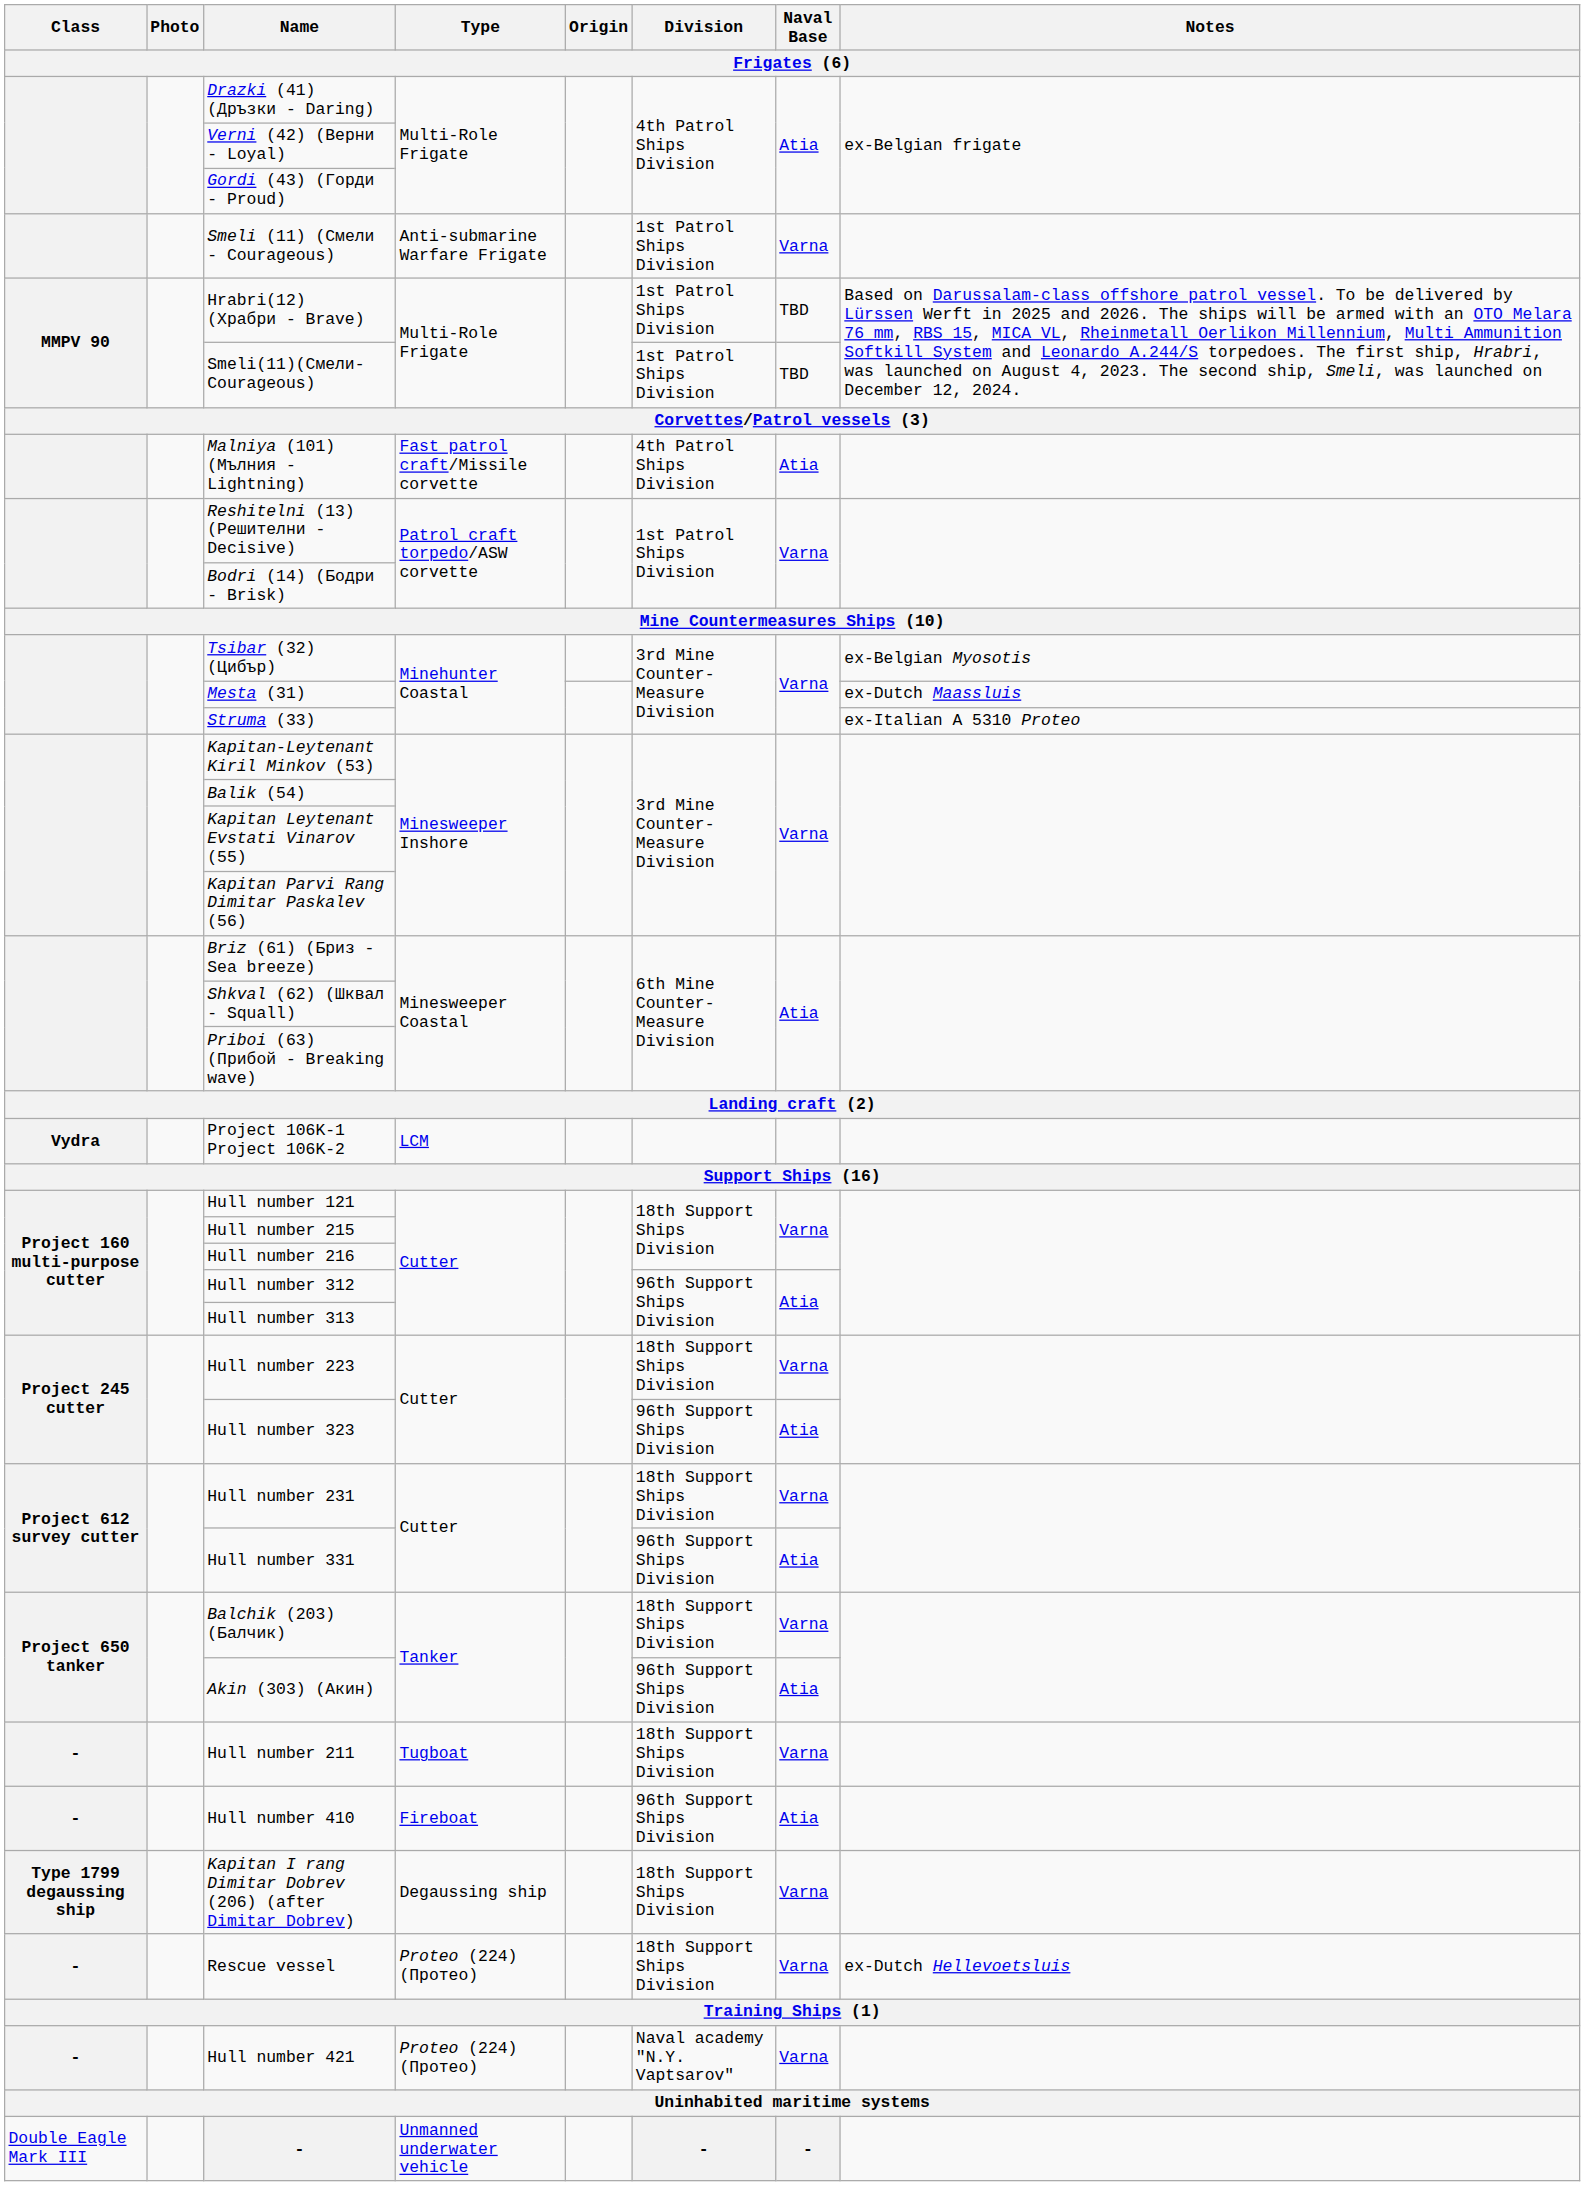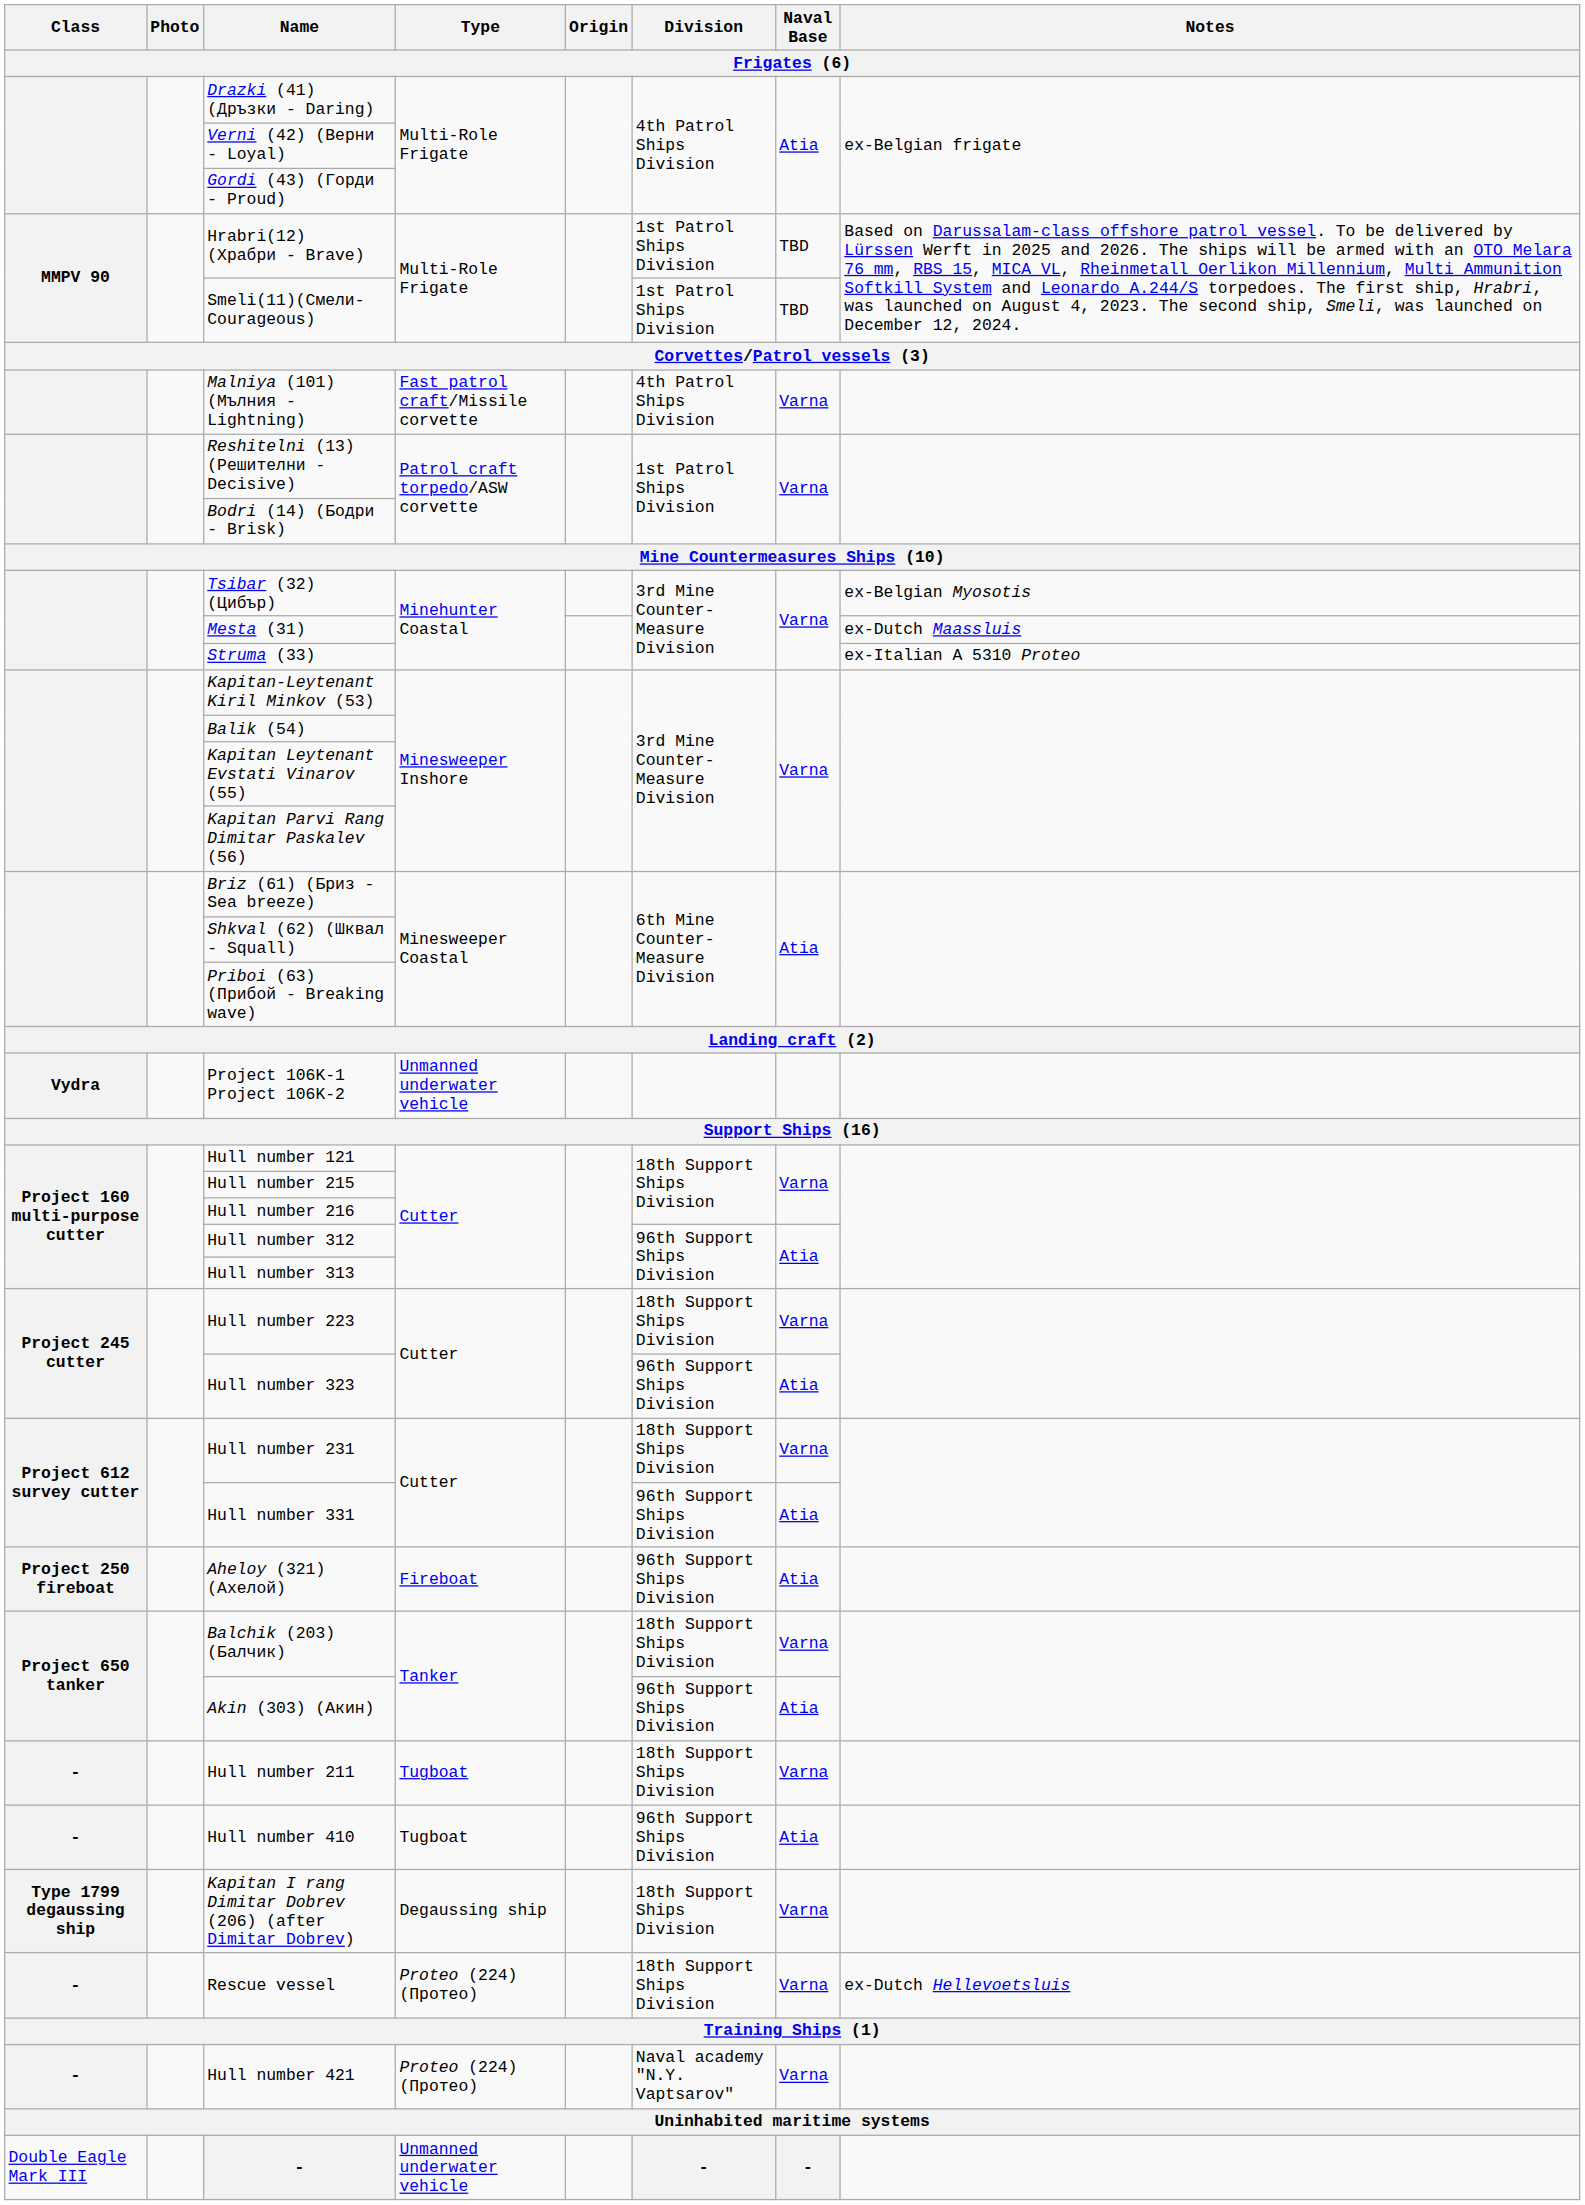- row: (291, 246)
(799, 466) Atia -> (804, 402) Varna
(414, 1141) LCM -> (449, 1086) Unmanned underwater vehicle
+ row: (266, 1579)
(439, 1818) Fireboat -> (434, 1837) Tugboat
